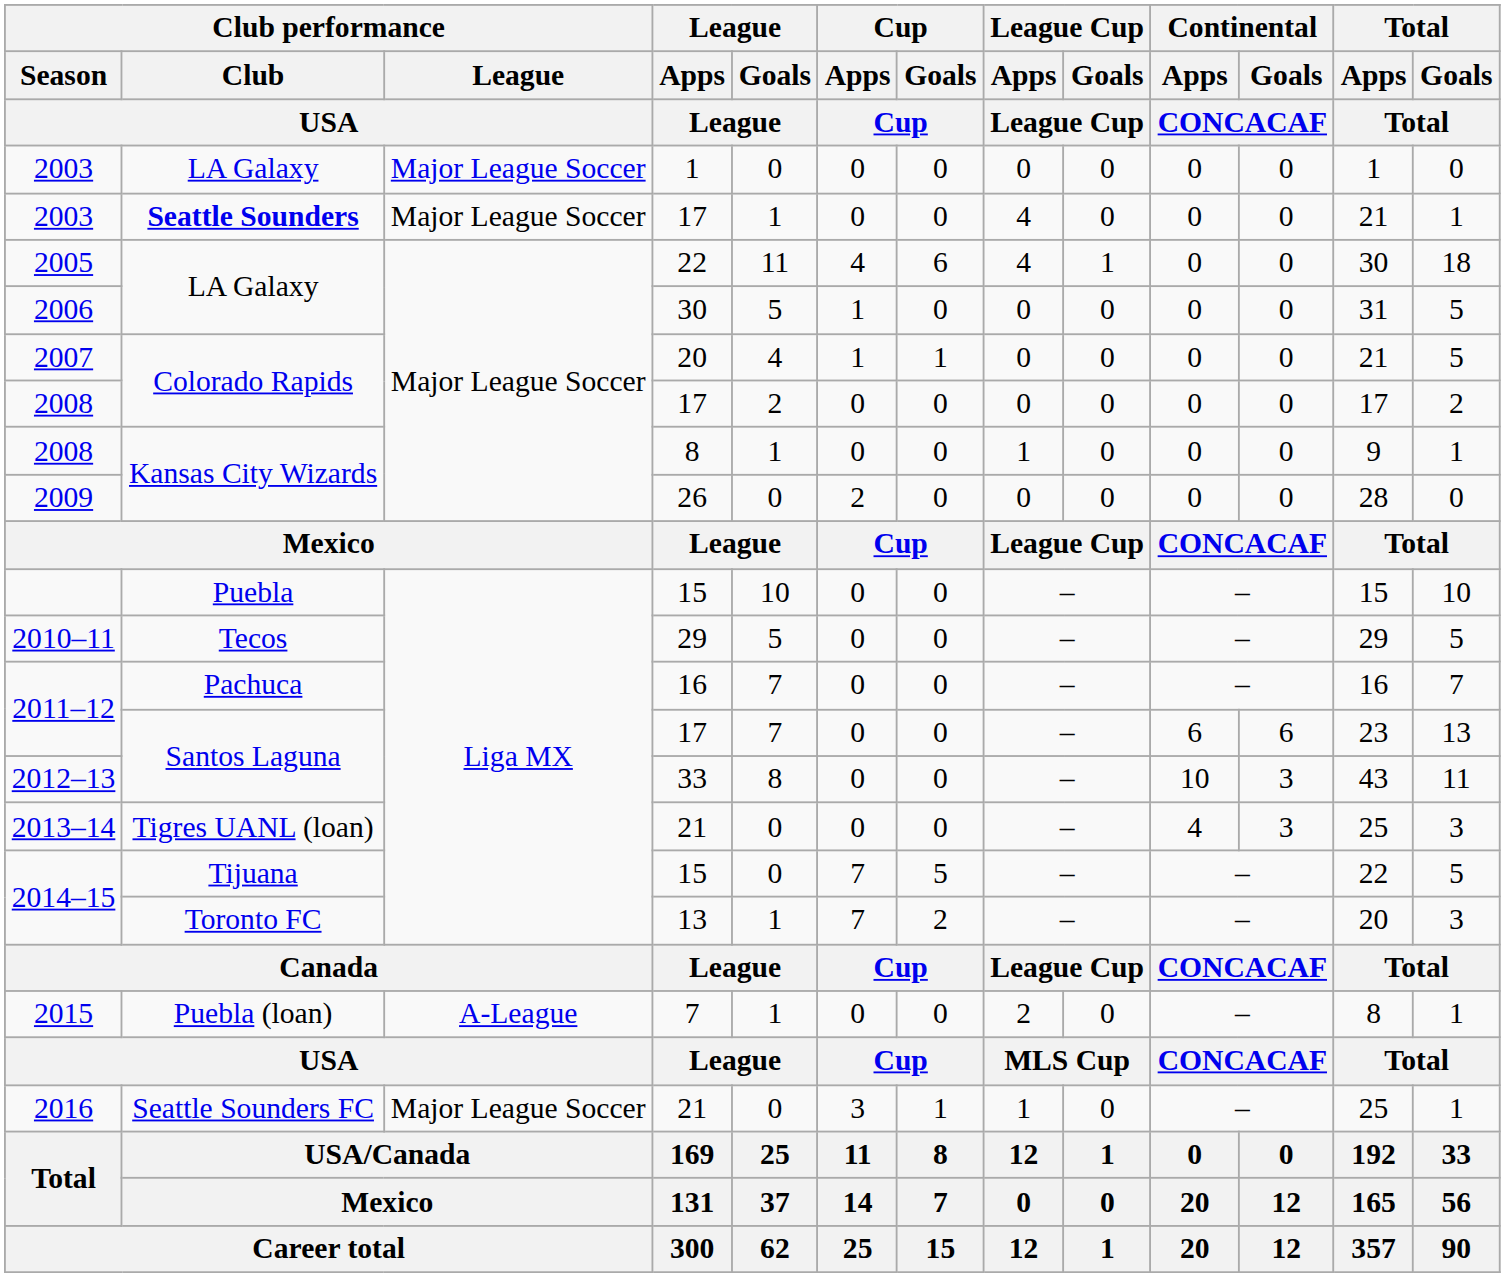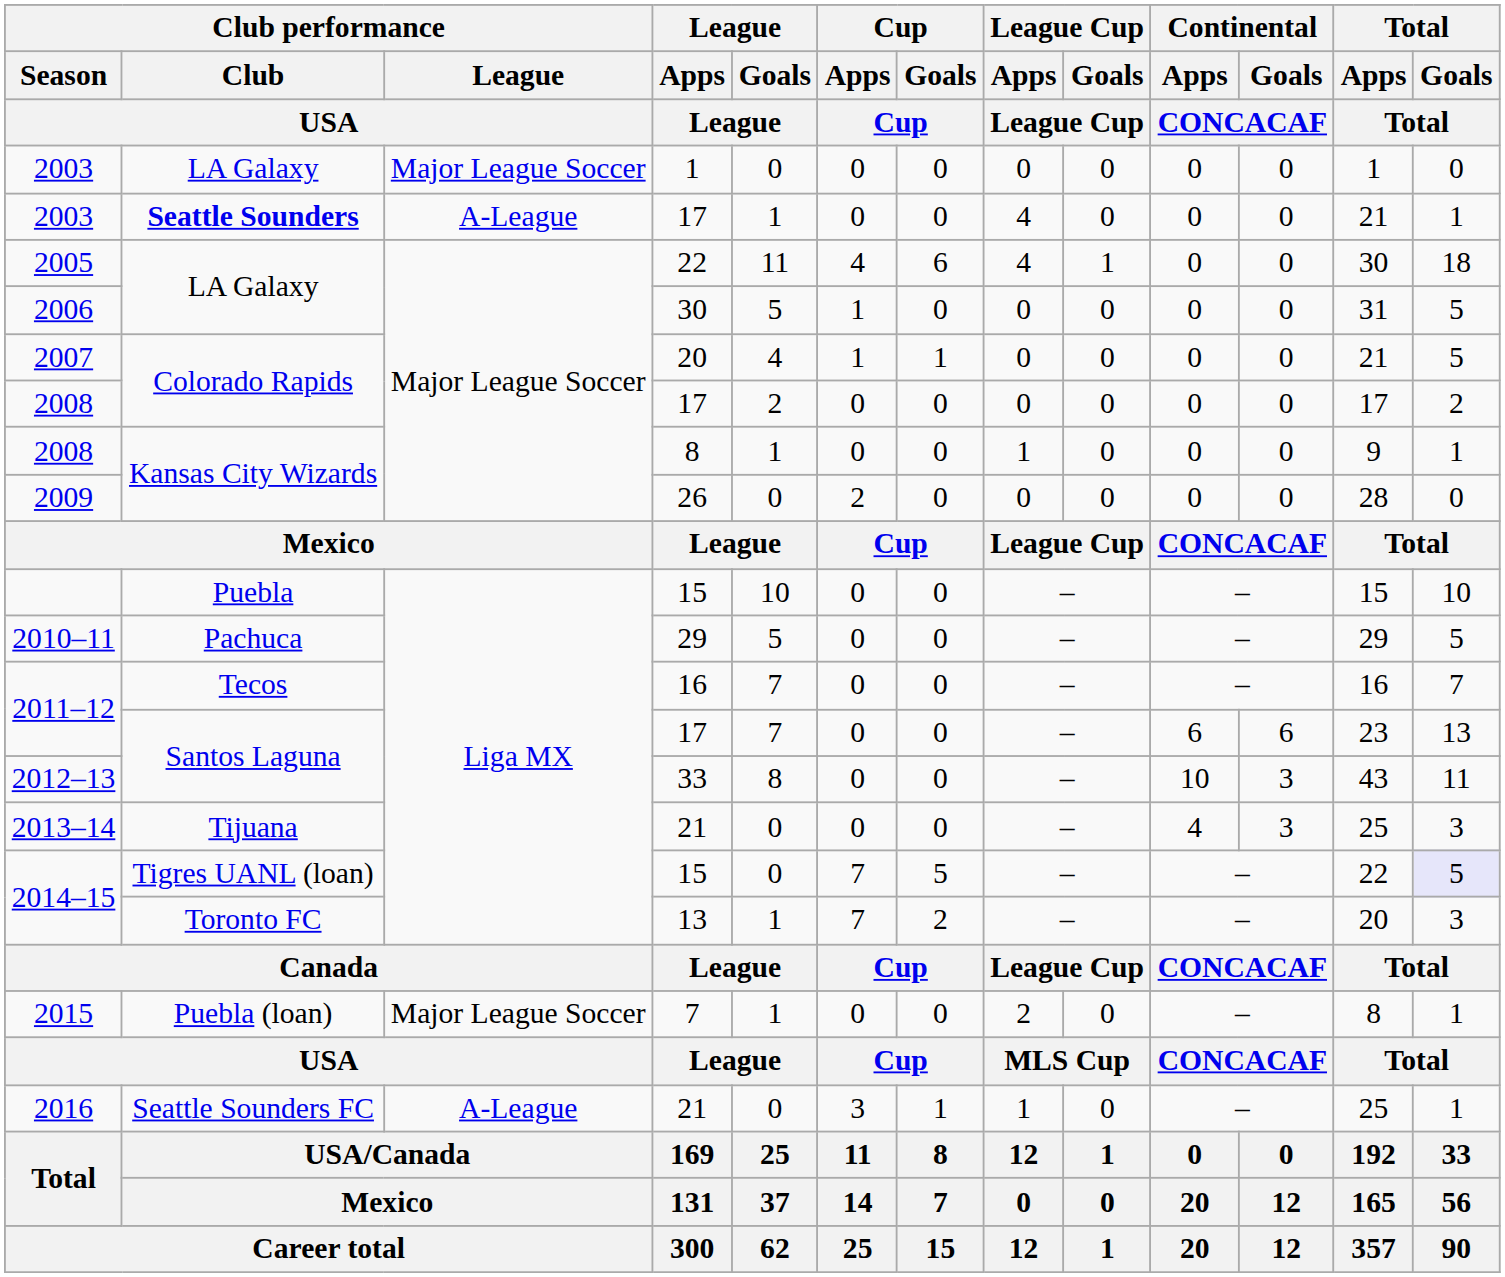(518, 215) Major League Soccer -> (518, 215) A-League
(253, 638) Tecos -> (253, 638) Pachuca
(253, 685) Pachuca -> (253, 685) Tecos
(253, 826) Tigres UANL (loan) -> (253, 826) Tijuana
(253, 872) Tijuana -> (253, 872) Tigres UANL (loan)
(1456, 872) no background -> (1456, 872) lavender background
(518, 1013) A-League -> (518, 1013) Major League Soccer
(518, 1107) Major League Soccer -> (518, 1107) A-League
